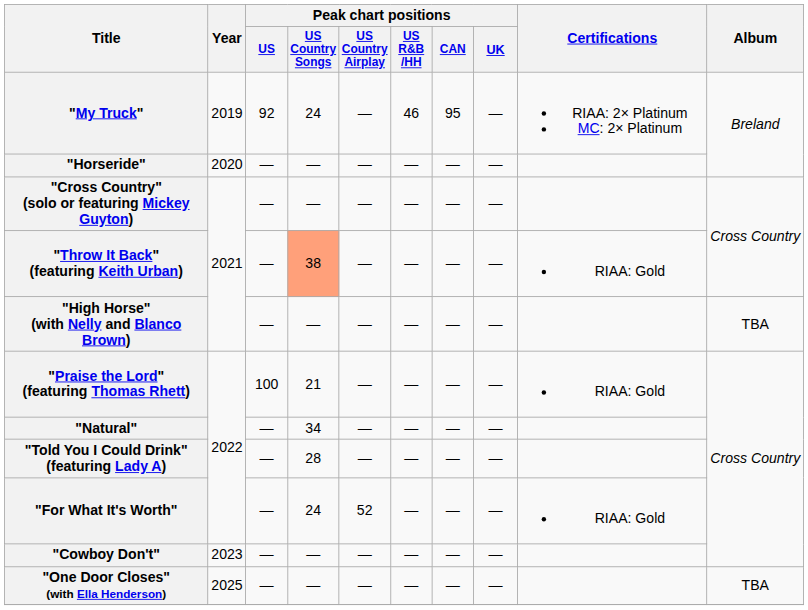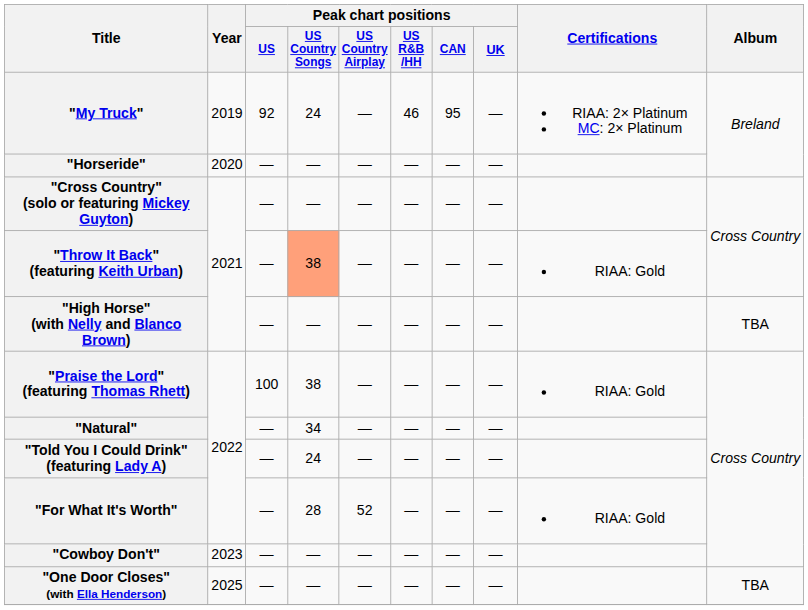(313, 384) 21 -> (313, 384) 38
(313, 458) 28 -> (313, 458) 24
(313, 510) 24 -> (313, 510) 28
